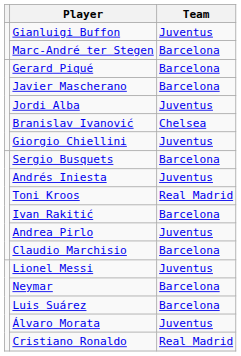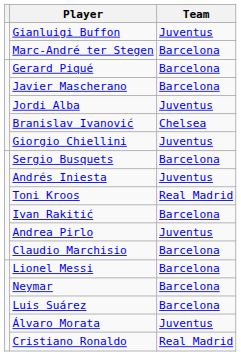(186, 269) Juventus -> (189, 269) Barcelona
